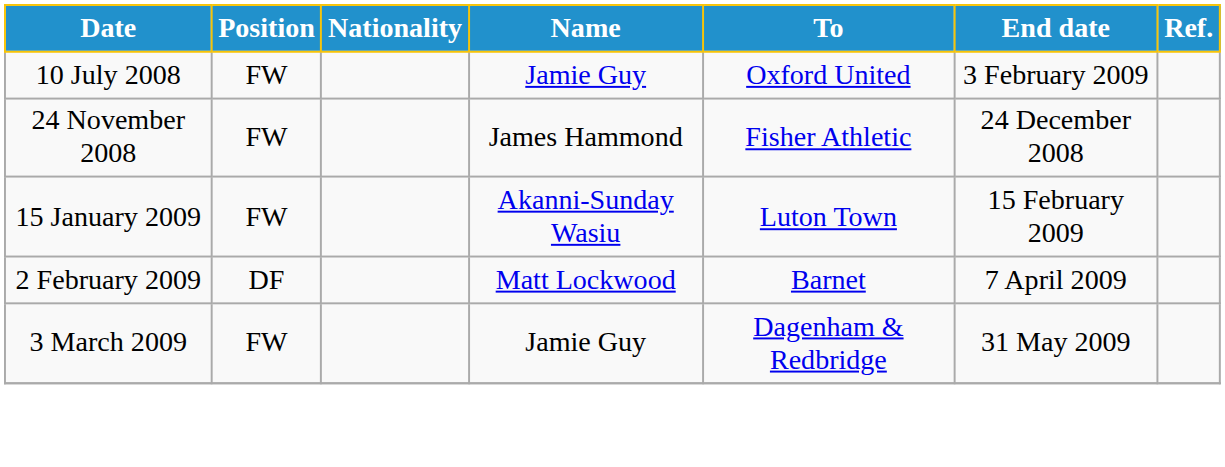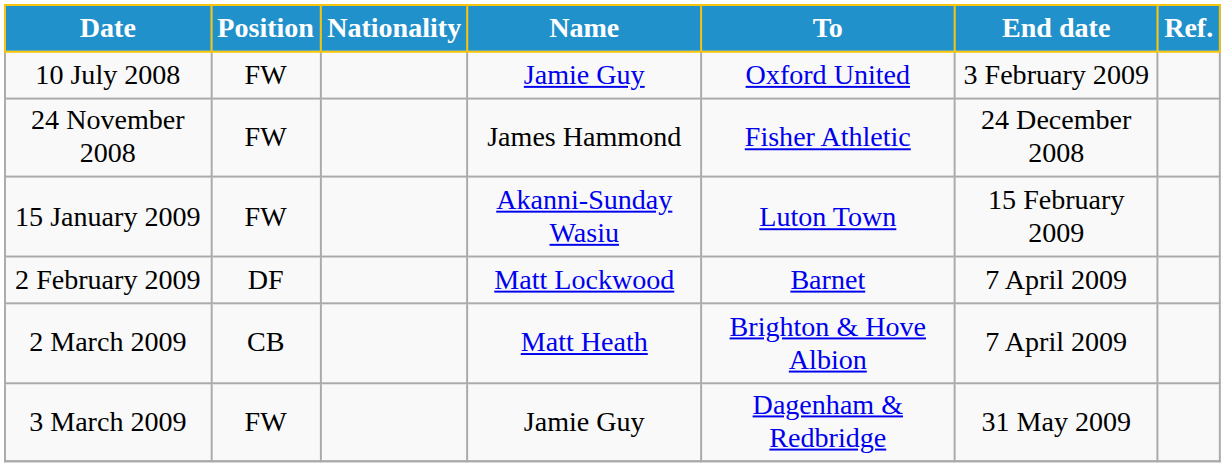+ row: (108, 342)
